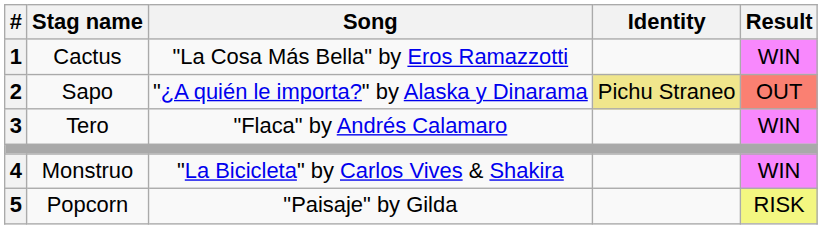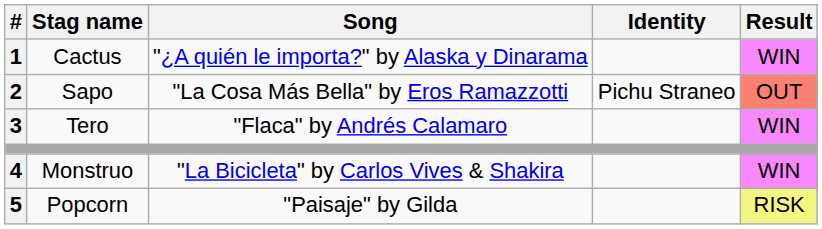(370, 56) "La Cosa Más Bella" by Eros Ramazzotti -> (370, 56) "¿A quién le importa?" by Alaska y Dinarama
(370, 91) "¿A quién le importa?" by Alaska y Dinarama -> (370, 91) "La Cosa Más Bella" by Eros Ramazzotti
(667, 91) khaki background -> (667, 91) no background
